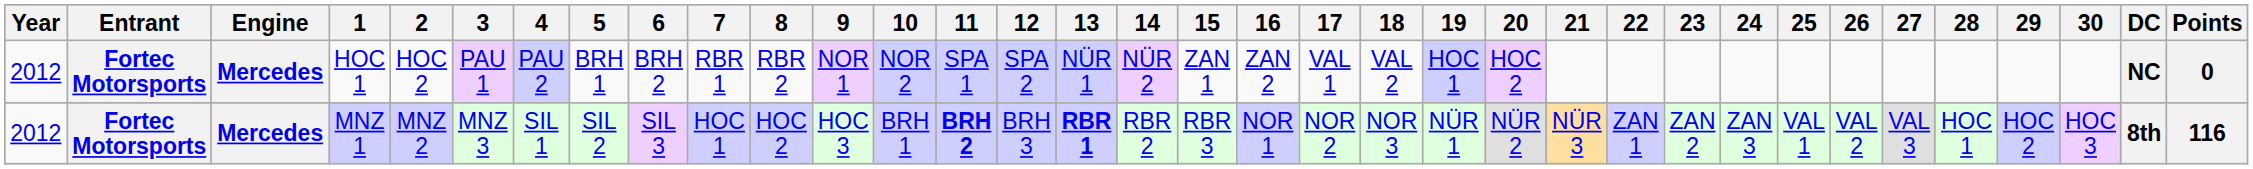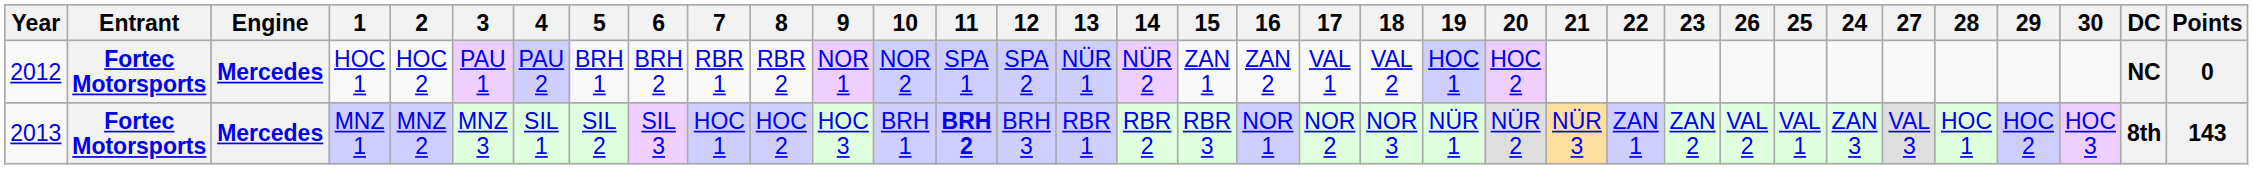columns swapped: (1749, 23) <-> (1857, 23)
(36, 133) 2012 -> (36, 133) 2013
(1087, 133) bold -> (1087, 133) normal
(2207, 133) 116 -> (2207, 133) 143
